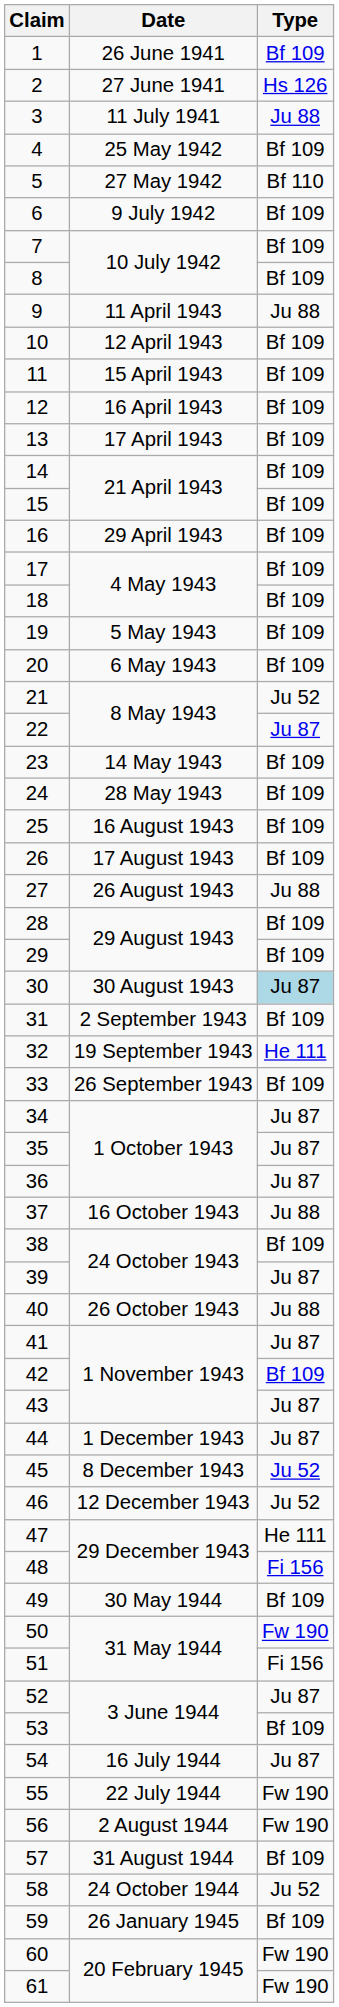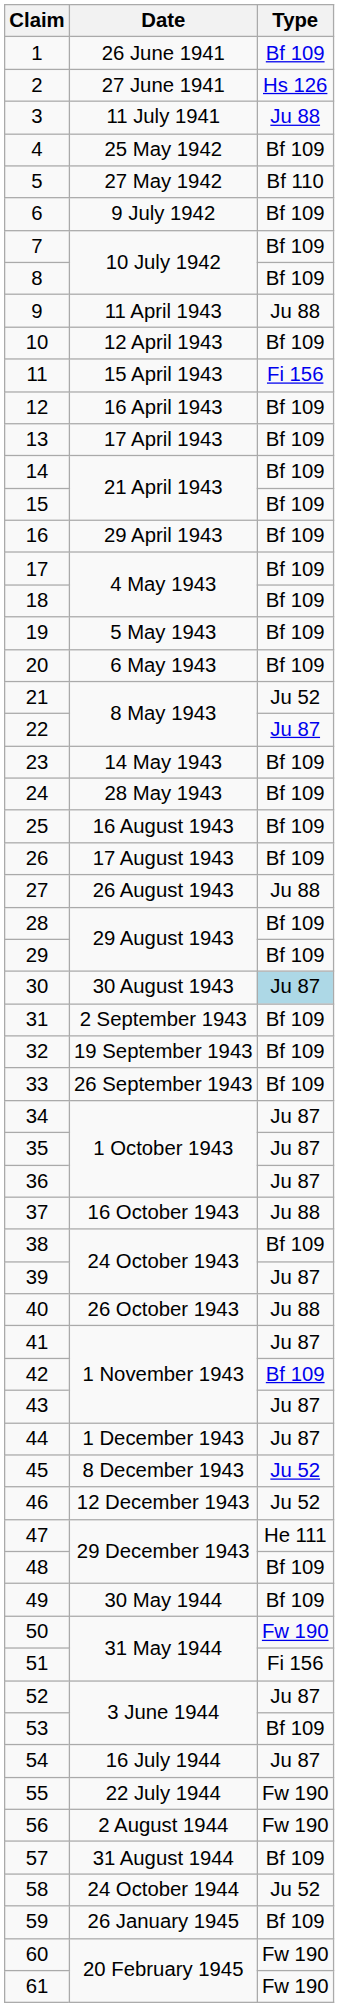(295, 375) Bf 109 -> (295, 375) Fi 156
(295, 1051) He 111 -> (295, 1051) Bf 109
(295, 1567) Fi 156 -> (295, 1567) Bf 109
